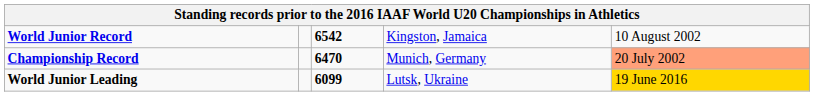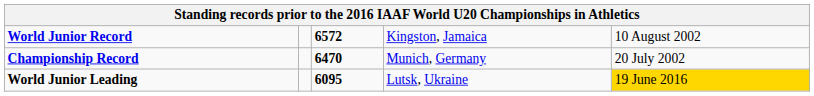(328, 36) 6542 -> (328, 36) 6572
(650, 58) lightsalmon background -> (650, 58) no background
(328, 79) 6099 -> (328, 79) 6095
